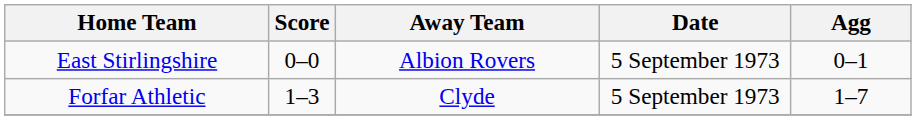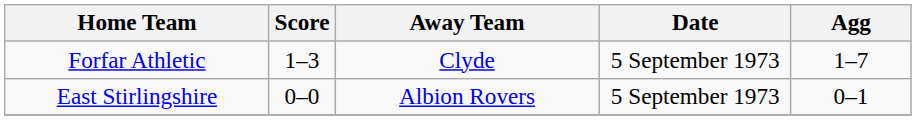rows swapped: (137, 59) <-> (137, 96)
